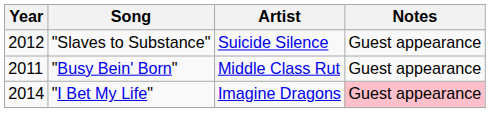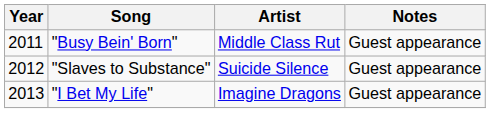rows swapped: (115, 68) <-> (131, 42)
(26, 94) 2014 -> (26, 94) 2013
(415, 94) pink background -> (415, 94) no background
